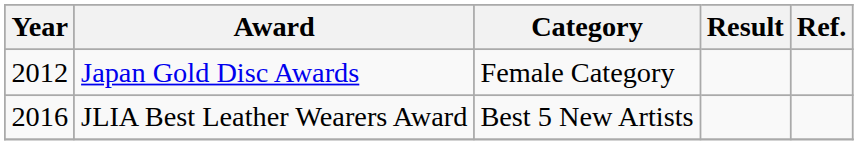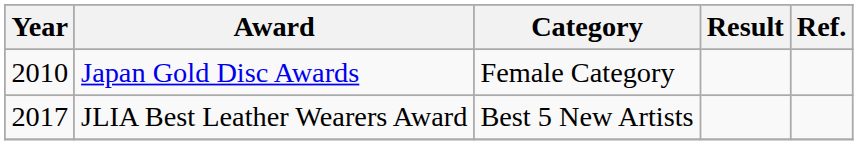(40, 71) 2012 -> (40, 71) 2010
(40, 116) 2016 -> (40, 116) 2017
